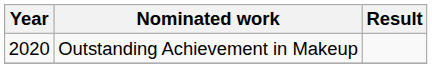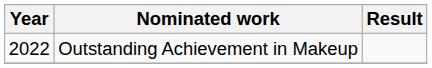(29, 48) 2020 -> (29, 48) 2022
